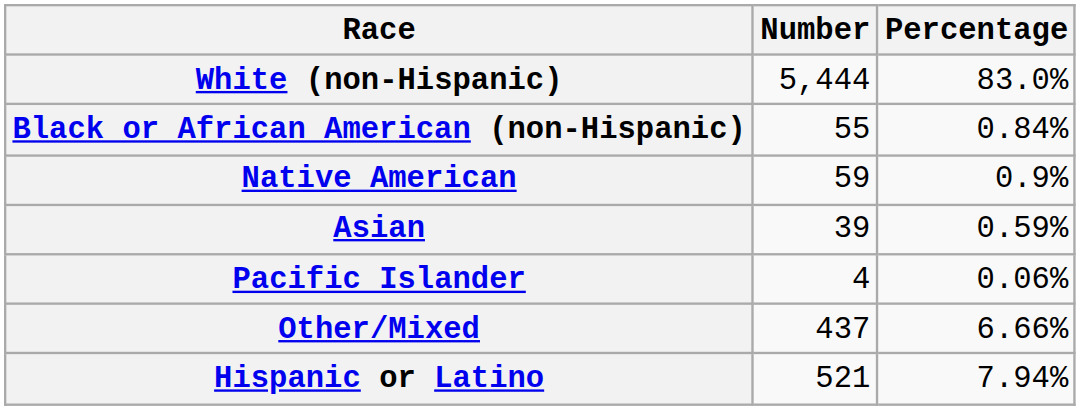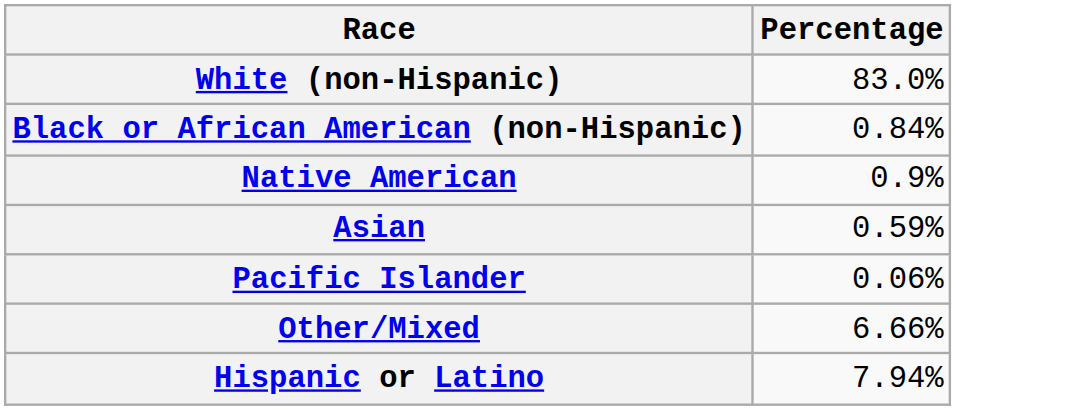- column: (815, 30)
